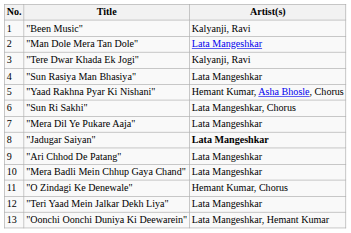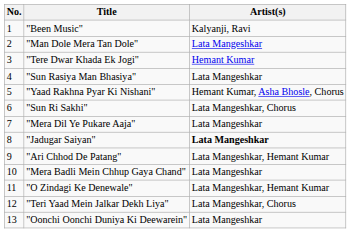(221, 60) Kalyanji, Ravi -> (223, 60) Hemant Kumar
(227, 156) Lata Mangeshkar -> (260, 156) Lata Mangeshkar, Hemant Kumar
(240, 188) Hemant Kumar, Chorus -> (260, 188) Lata Mangeshkar, Hemant Kumar
(227, 204) Lata Mangeshkar -> (244, 204) Lata Mangeshkar, Chorus
(260, 220) Lata Mangeshkar, Hemant Kumar -> (227, 220) Lata Mangeshkar
